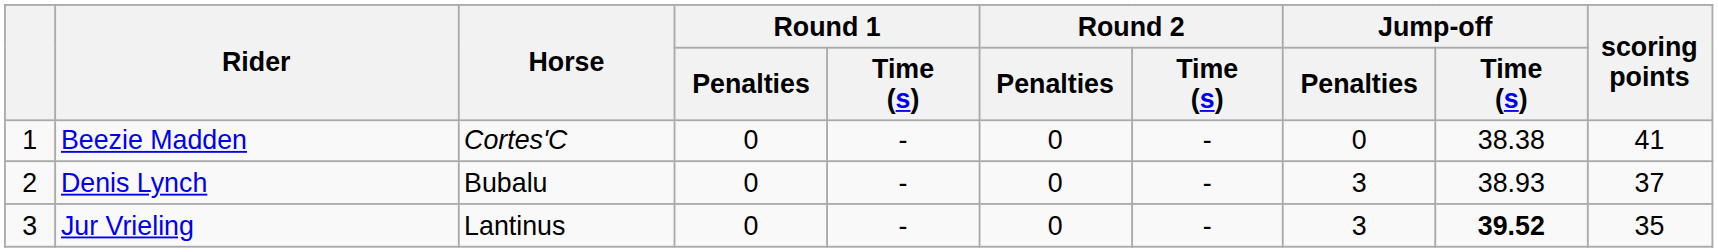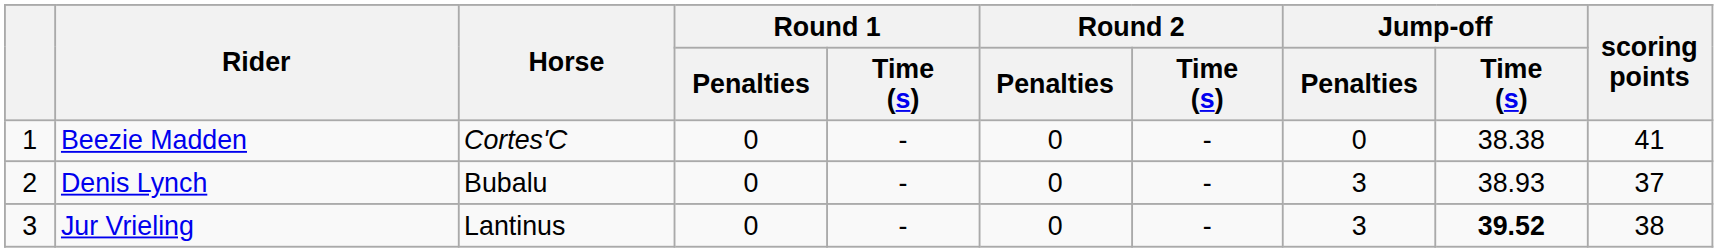(1649, 225) 35 -> (1649, 225) 38
